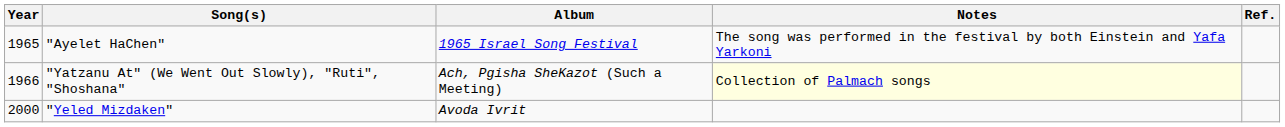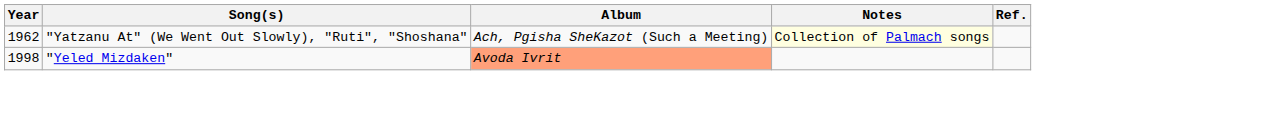- row: (106, 45)
(24, 81) 1966 -> (24, 37) 1962
(24, 111) 2000 -> (24, 59) 1998
(483, 111) no background -> (518, 59) lightsalmon background
